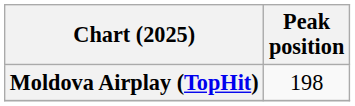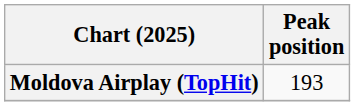(307, 82) 198 -> (307, 82) 193
